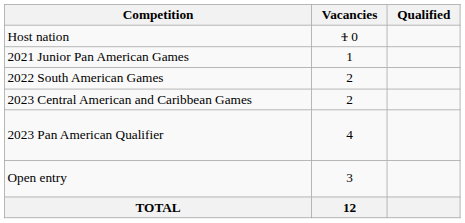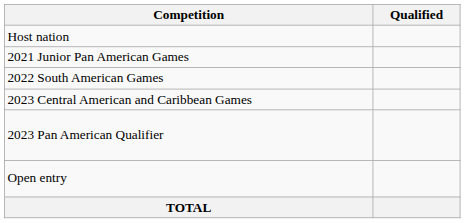- column: (350, 15)
